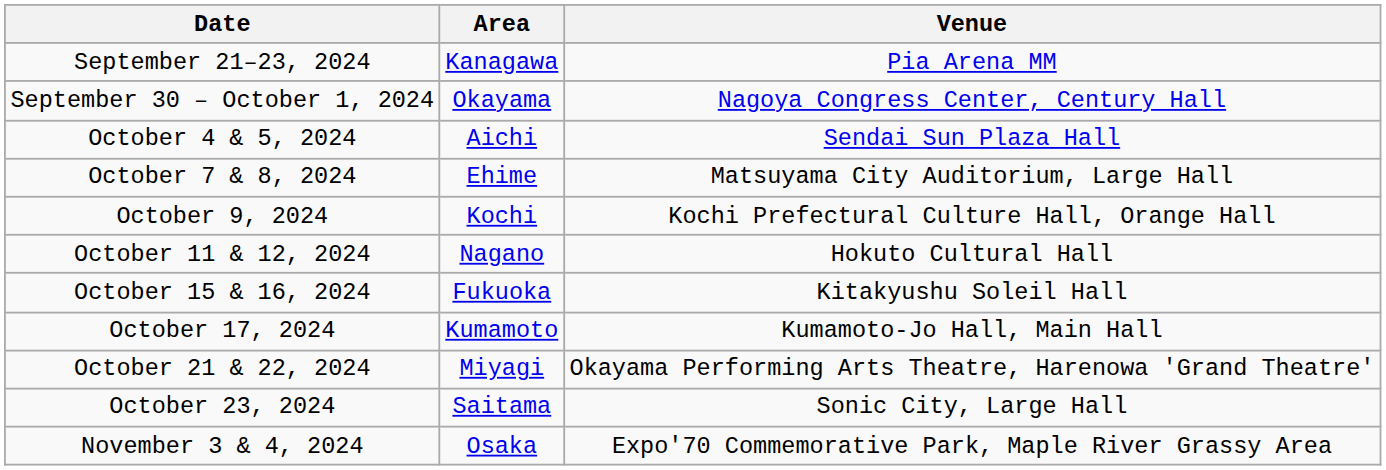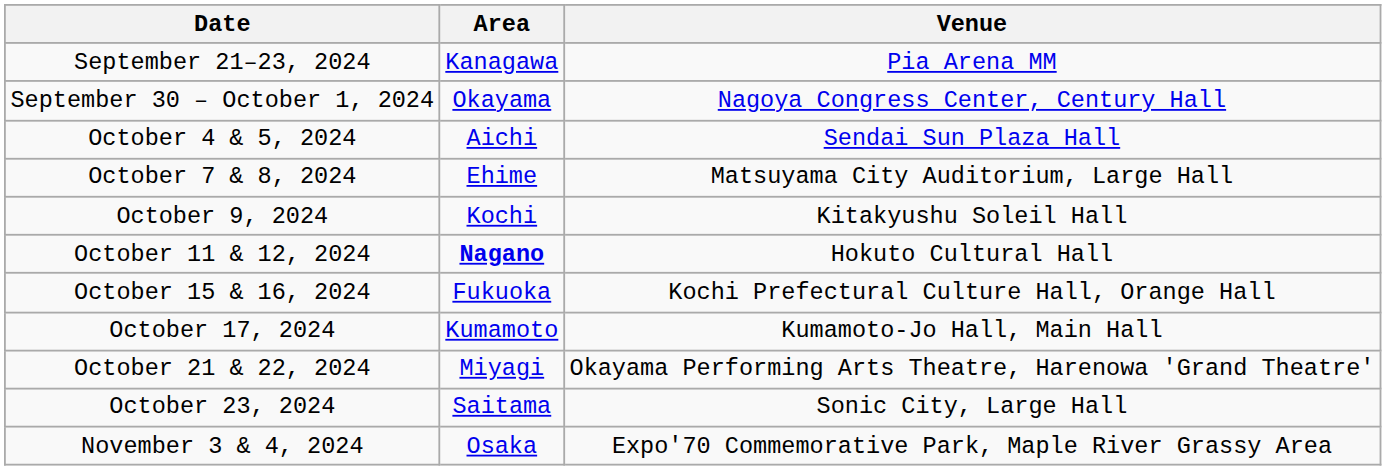(972, 216) Kochi Prefectural Culture Hall, Orange Hall -> (972, 216) Kitakyushu Soleil Hall
(502, 254) normal -> (502, 254) bold
(972, 293) Kitakyushu Soleil Hall -> (972, 293) Kochi Prefectural Culture Hall, Orange Hall
